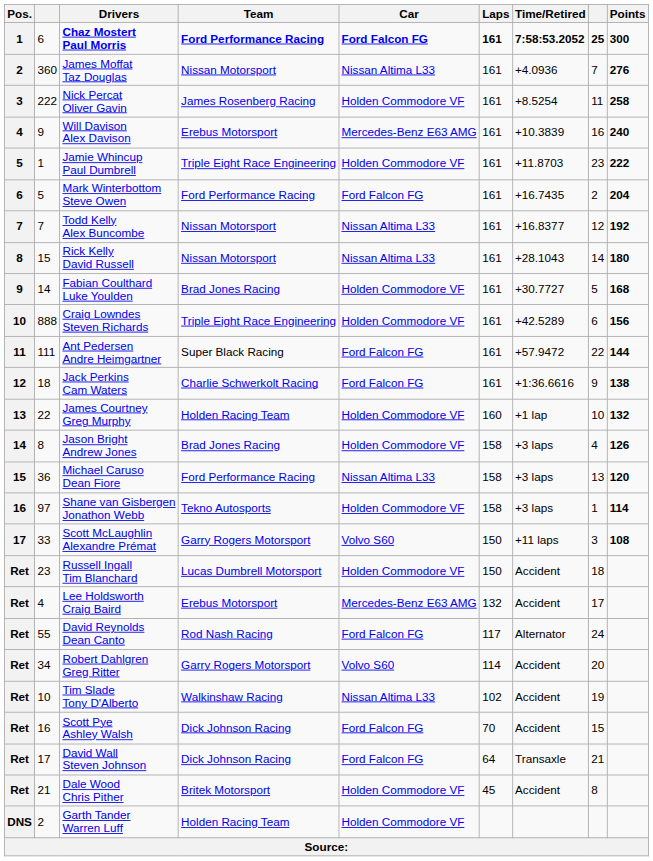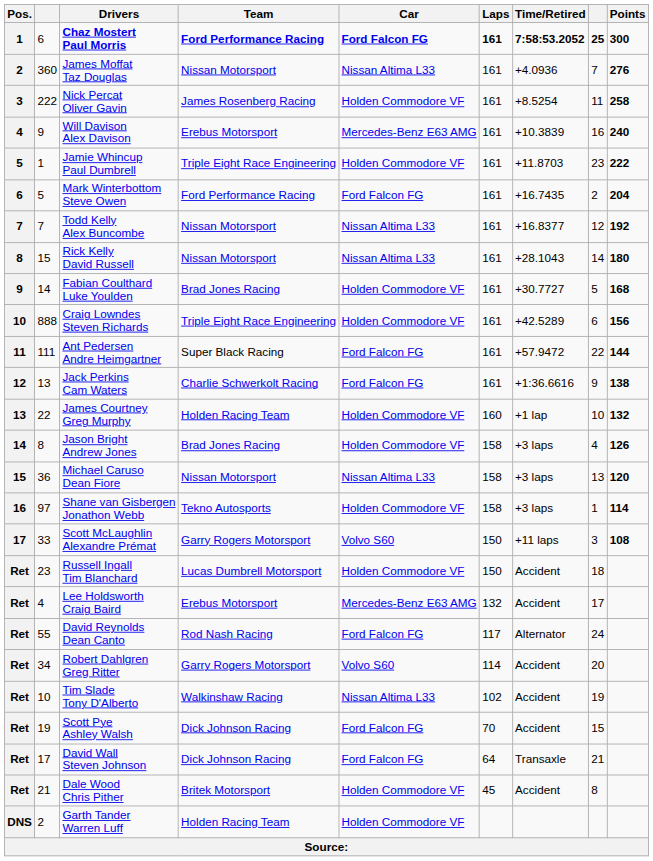(44, 383) 18 -> (44, 383) 13
(248, 477) Ford Performance Racing -> (229, 477) Nissan Motorsport
(44, 728) 16 -> (44, 728) 19
